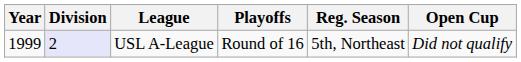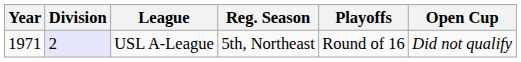columns swapped: (358, 17) <-> (263, 17)
(25, 43) 1999 -> (25, 43) 1971
